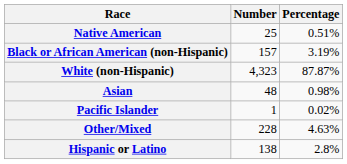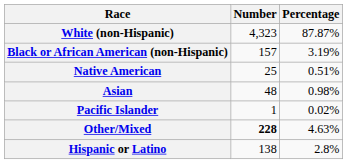rows swapped: (118, 71) <-> (118, 33)
(268, 129) normal -> (268, 129) bold
